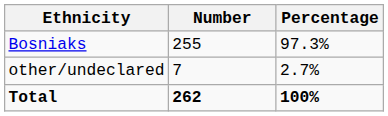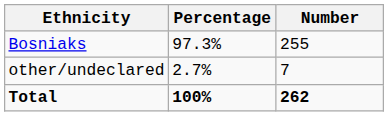columns swapped: (222, 18) <-> (330, 18)
